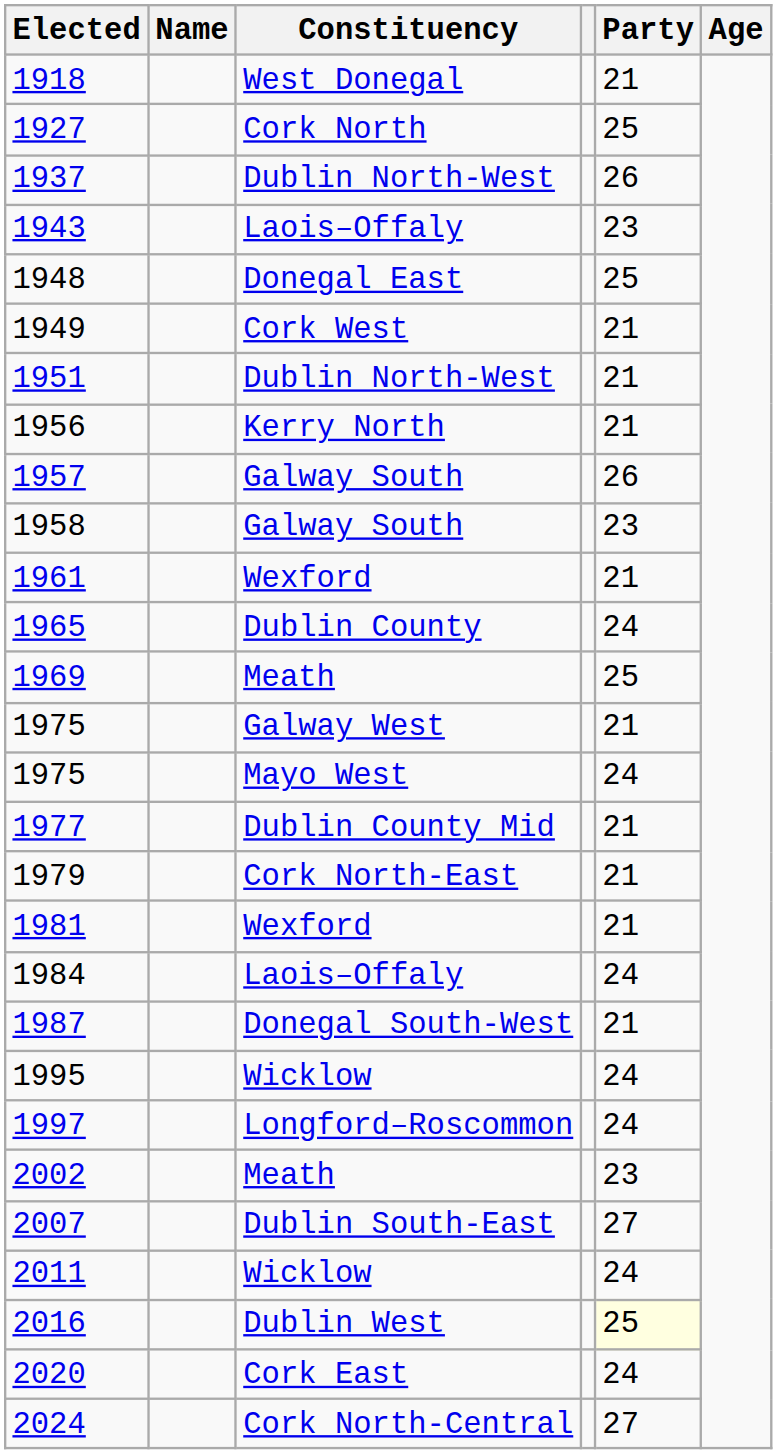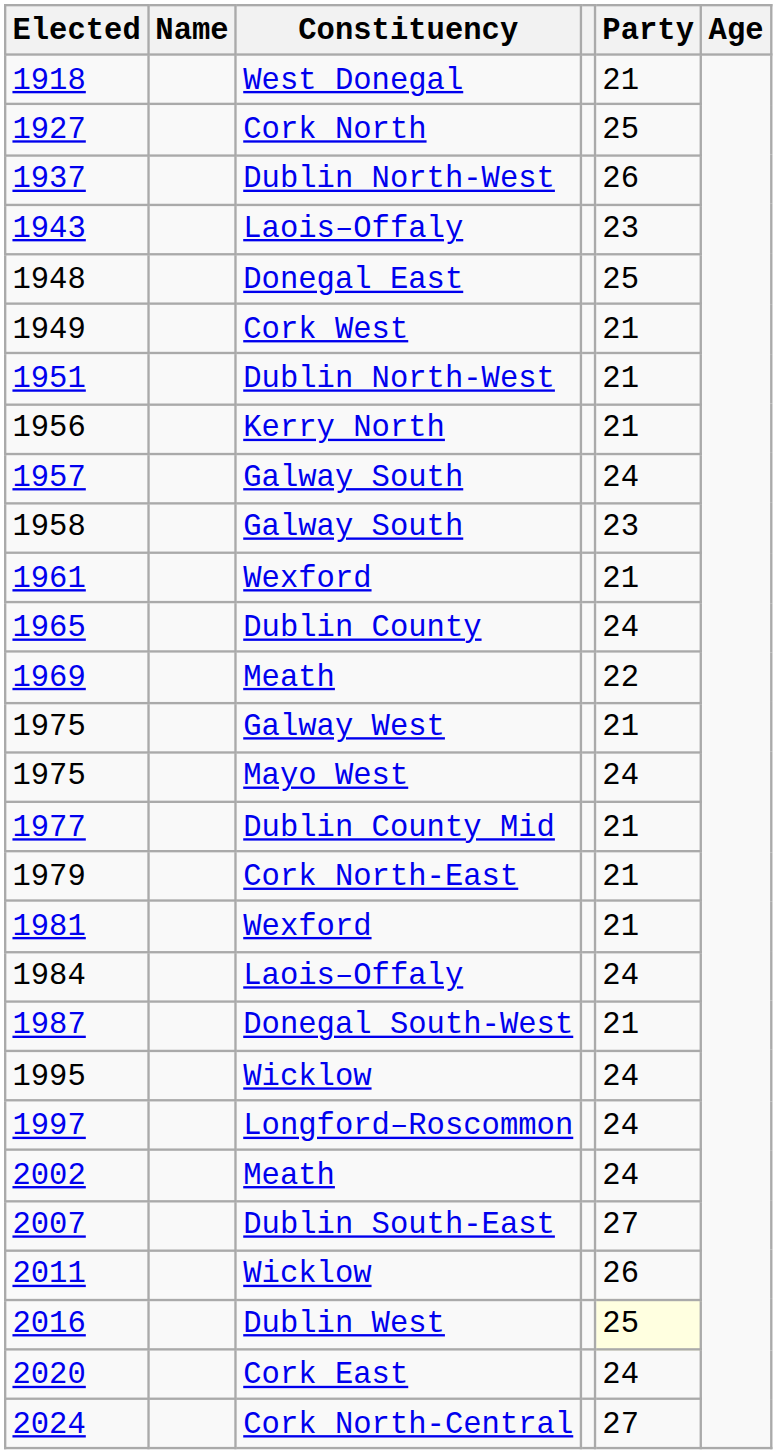(621, 478) 26 -> (621, 478) 24
(621, 677) 25 -> (621, 677) 22
(621, 1175) 23 -> (621, 1175) 24
(621, 1275) 24 -> (621, 1275) 26
